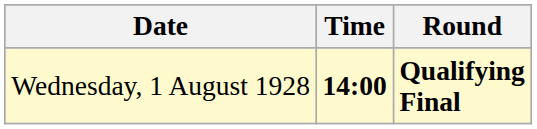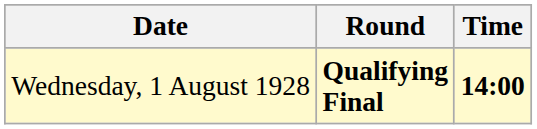columns swapped: (355, 26) <-> (462, 26)
